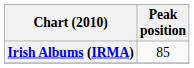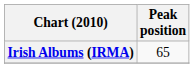(163, 52) 85 -> (163, 52) 65
